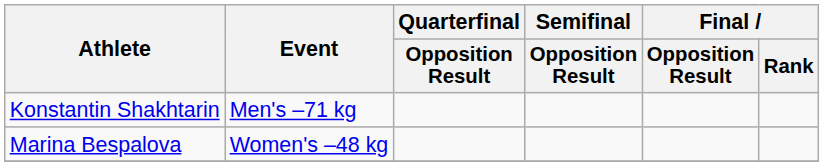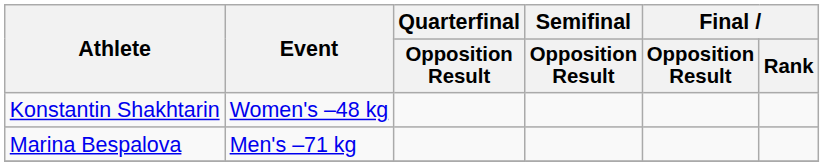(293, 110) Men's –71 kg -> (309, 110) Women's –48 kg
(309, 144) Women's –48 kg -> (293, 144) Men's –71 kg
